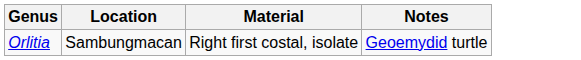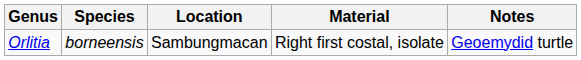+ column: (104, 17)
